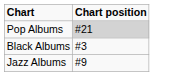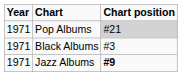+ column: (18, 12)
(81, 63) normal -> (109, 63) bold
